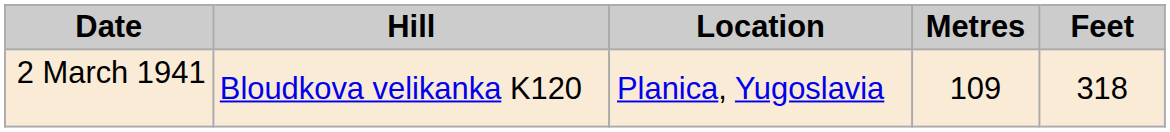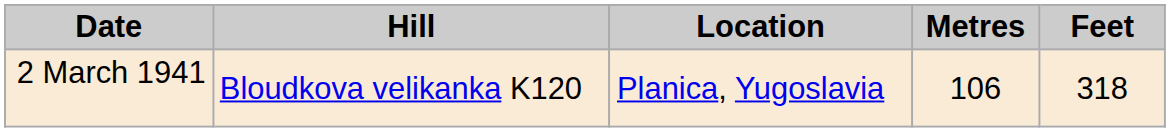(975, 87) 109 -> (975, 87) 106
